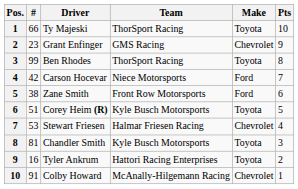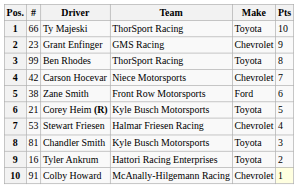(244, 77) Ford -> (254, 77) Chevrolet
(33, 110) 51 -> (33, 110) 21
(280, 175) no background -> (280, 175) lightyellow background
